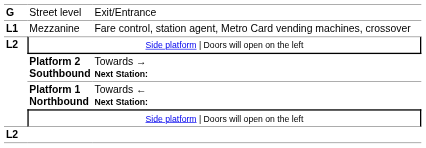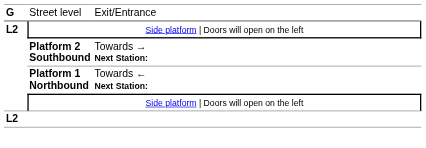- row: (54, 28)
